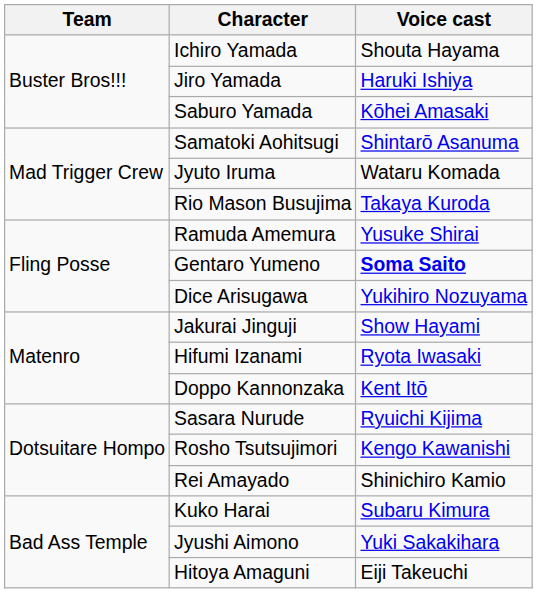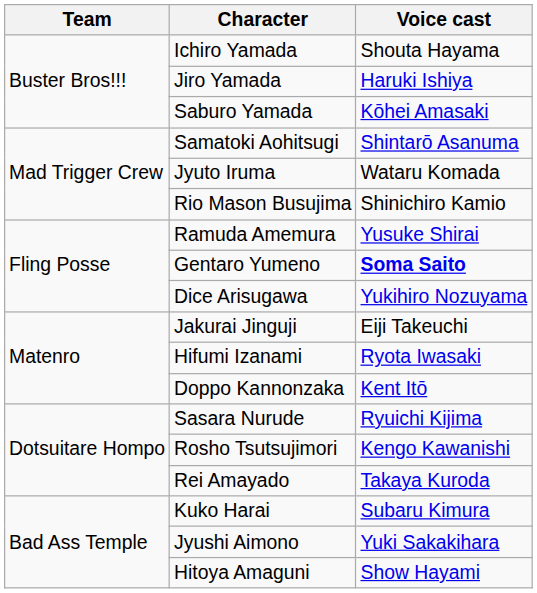(425, 204) Takaya Kuroda -> (433, 204) Shinichiro Kamio
(420, 326) Show Hayami -> (414, 326) Eiji Takeuchi
(433, 480) Shinichiro Kamio -> (425, 480) Takaya Kuroda
(414, 572) Eiji Takeuchi -> (420, 572) Show Hayami
